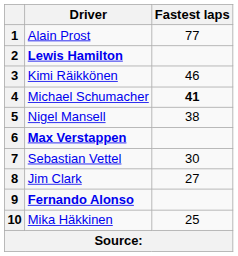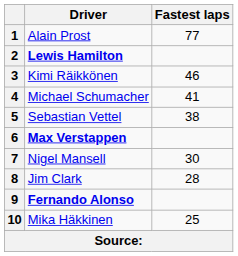(192, 96) bold -> (192, 96) normal
(67, 117) Nigel Mansell -> (75, 117) Sebastian Vettel
(75, 158) Sebastian Vettel -> (67, 158) Nigel Mansell
(192, 179) 27 -> (192, 179) 28
